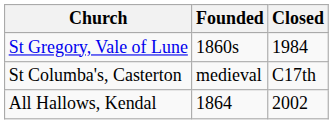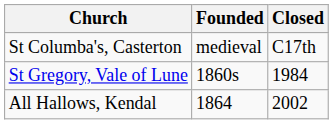rows swapped: (95, 75) <-> (98, 47)
